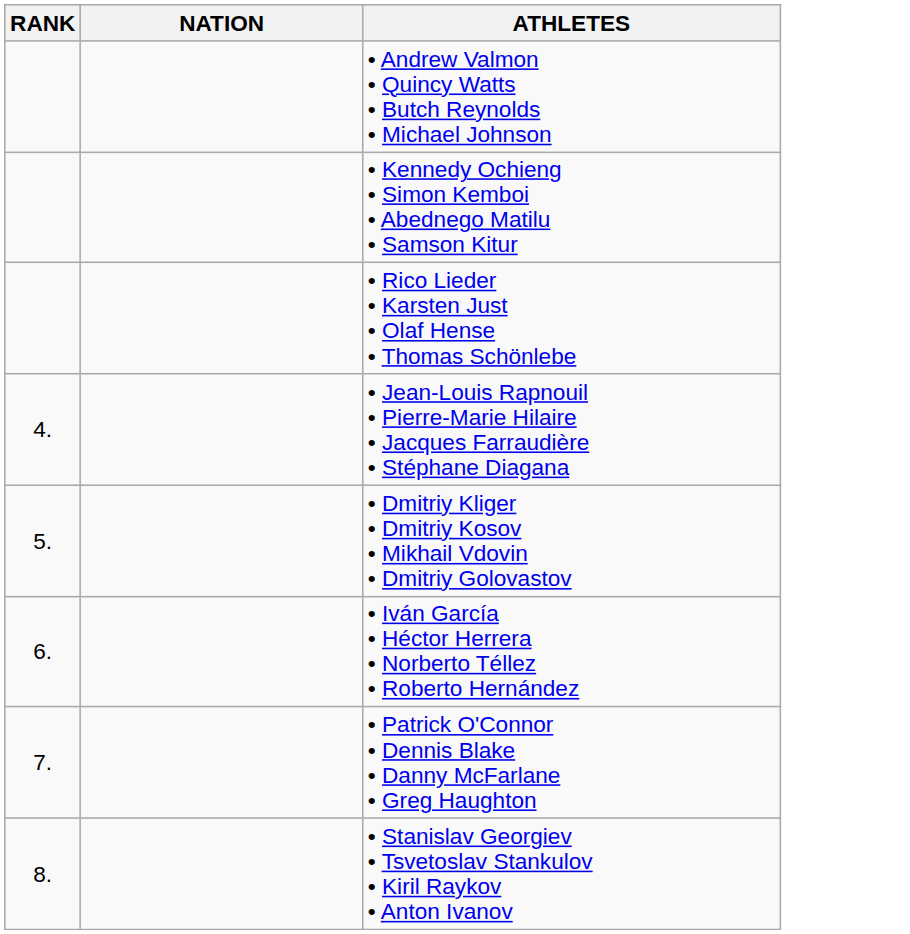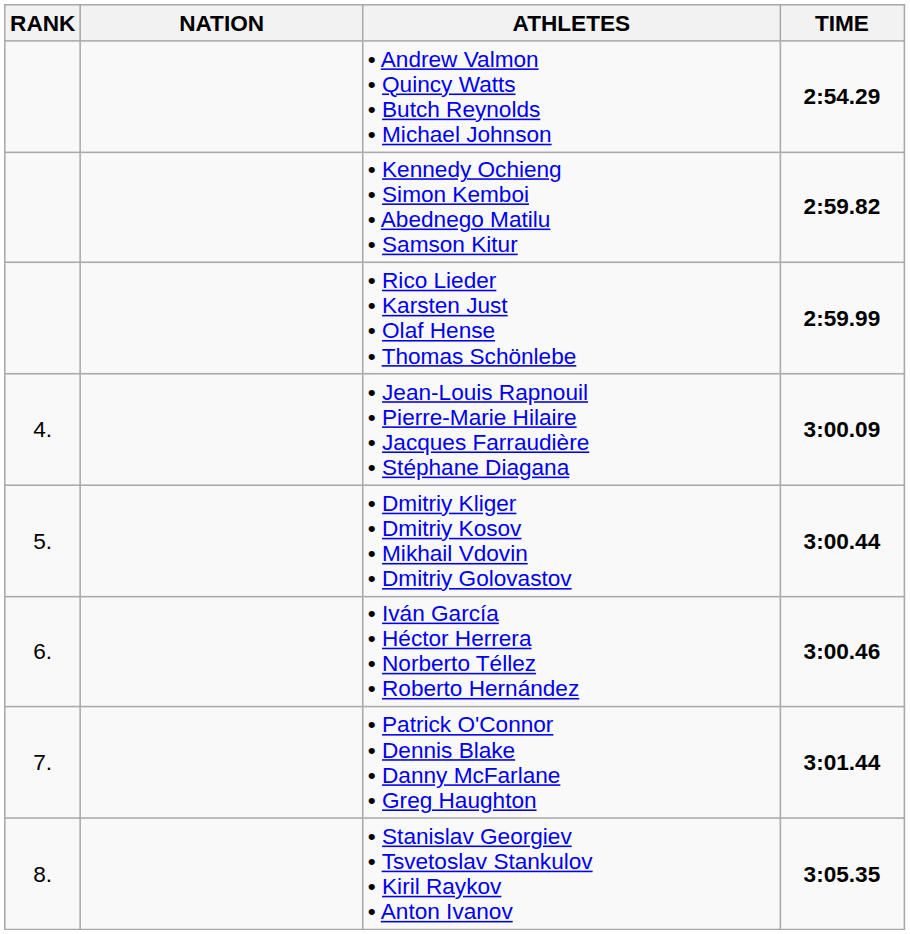+ column: (842, 23)
